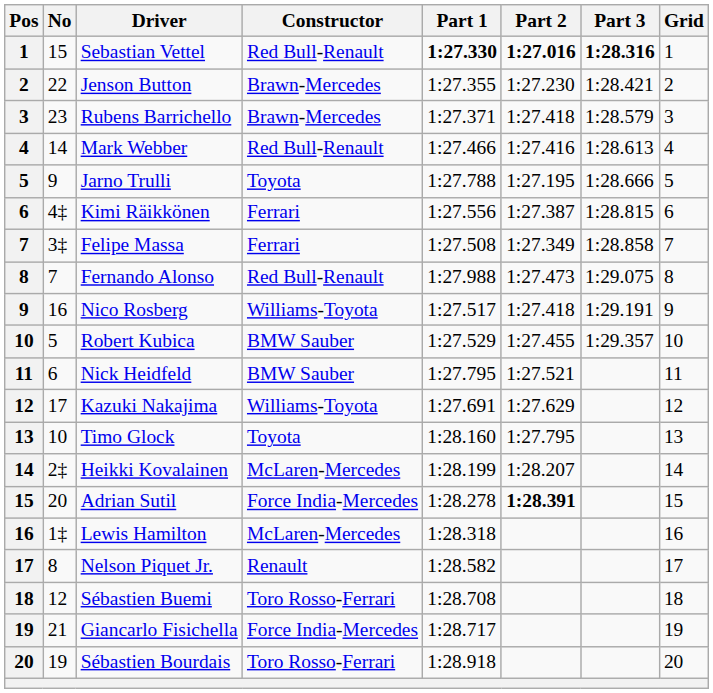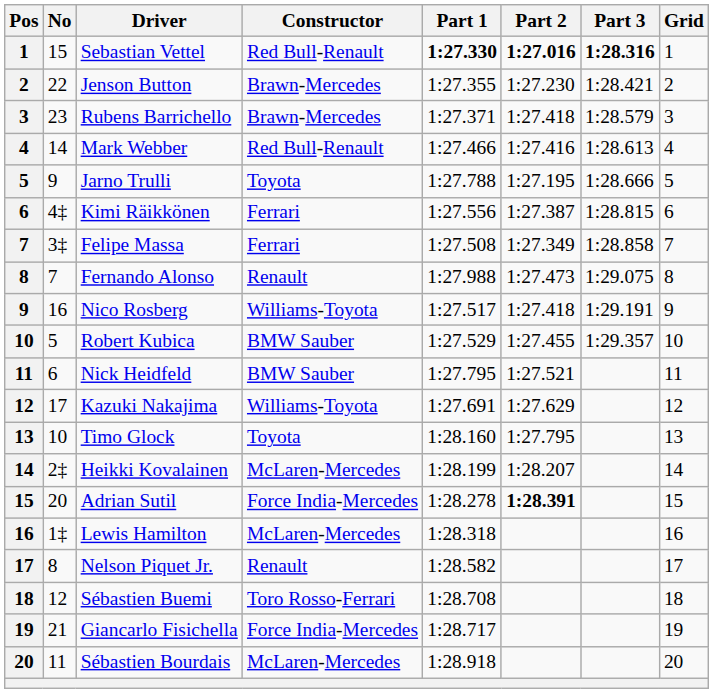(315, 276) Red Bull-Renault -> (277, 276) Renault
(57, 661) 19 -> (57, 661) 11
(321, 661) Toro Rosso-Ferrari -> (324, 661) McLaren-Mercedes
